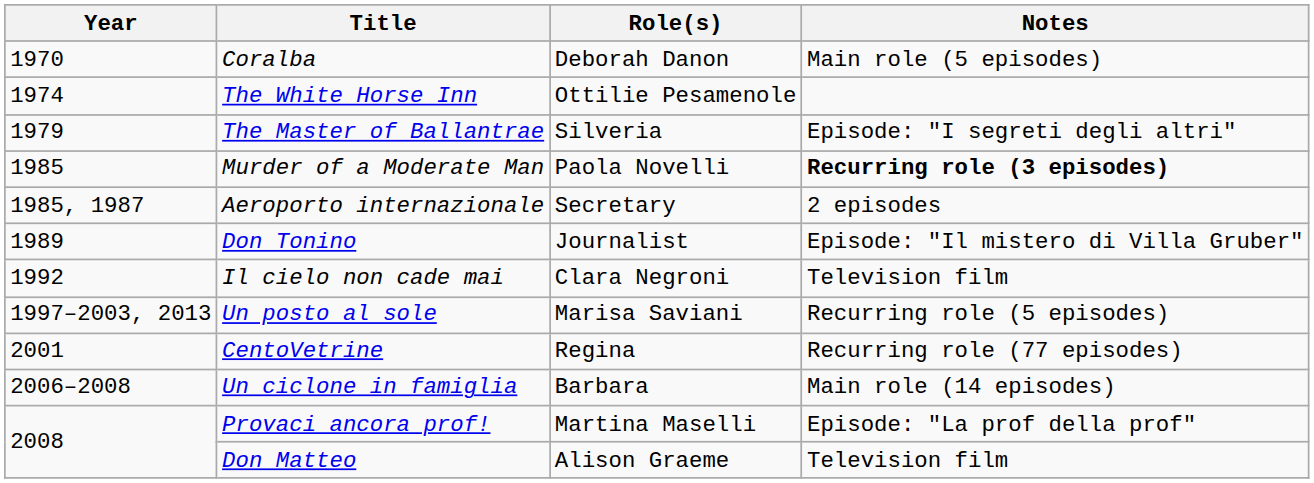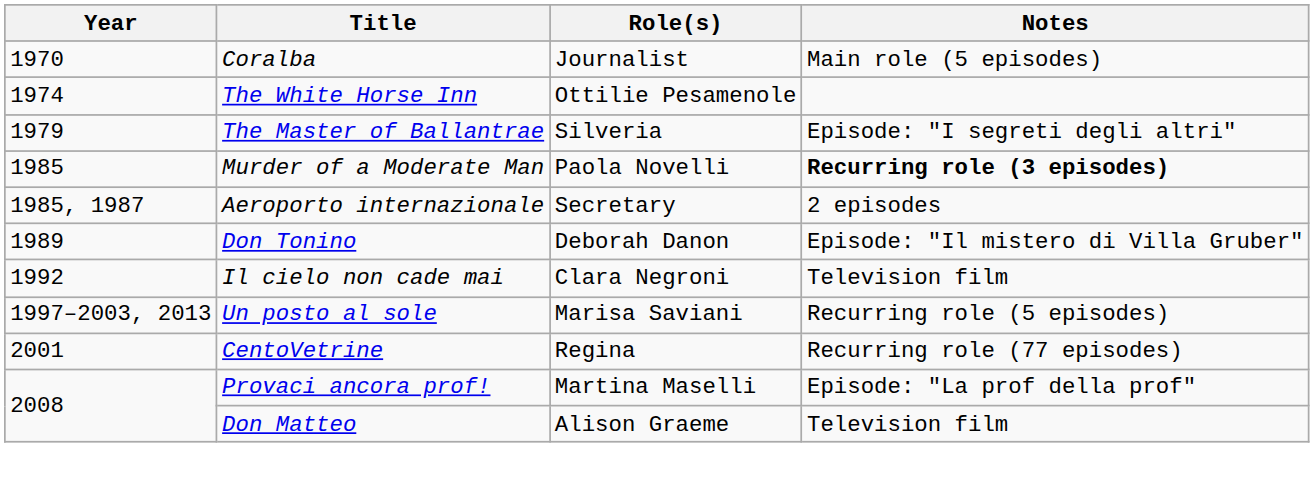(642, 60) Deborah Danon -> (622, 60) Journalist
(622, 242) Journalist -> (642, 242) Deborah Danon
- row: (370, 388)
